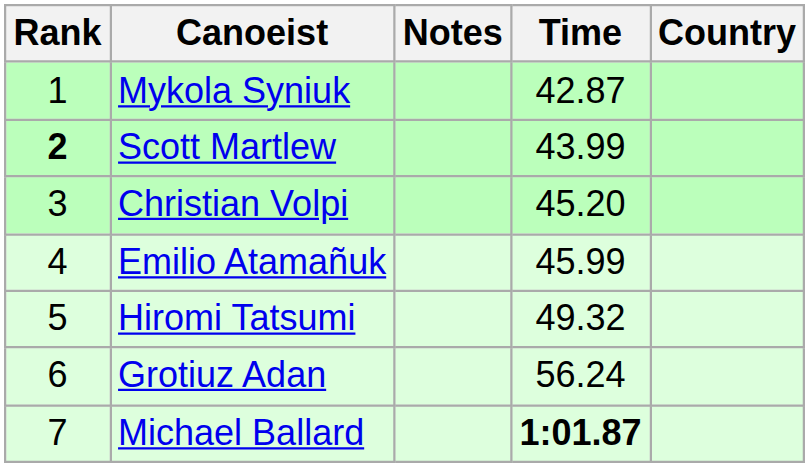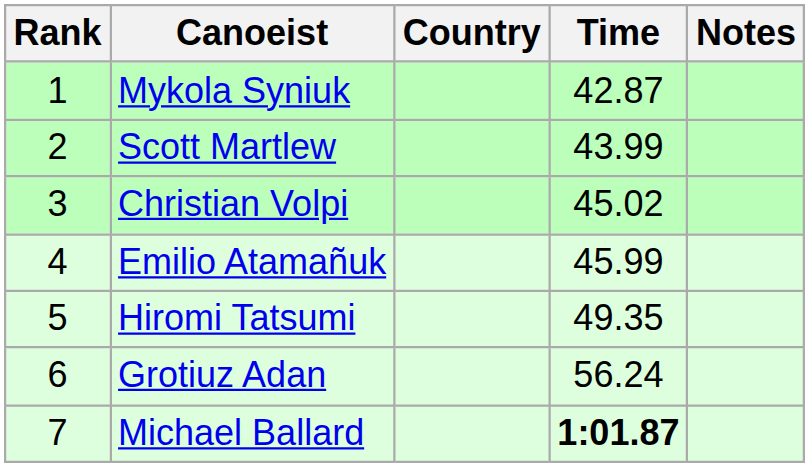columns swapped: (727, 33) <-> (453, 33)
(57, 147) bold -> (57, 147) normal
(580, 204) 45.20 -> (618, 204) 45.02
(580, 318) 49.32 -> (618, 318) 49.35
